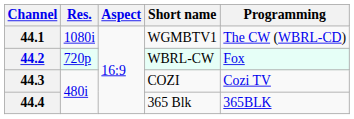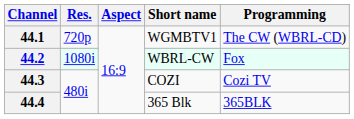(79, 37) 1080i -> (77, 37) 720p
(77, 59) 720p -> (79, 59) 1080i
